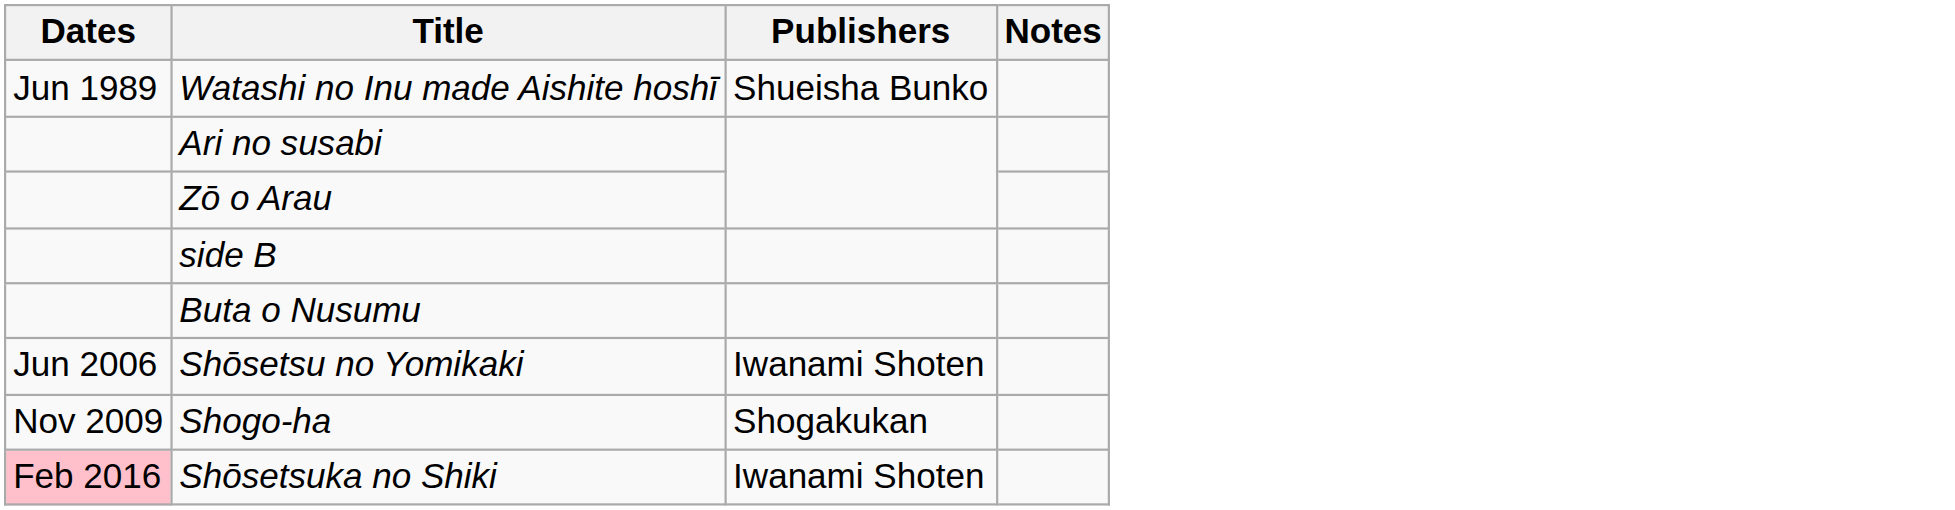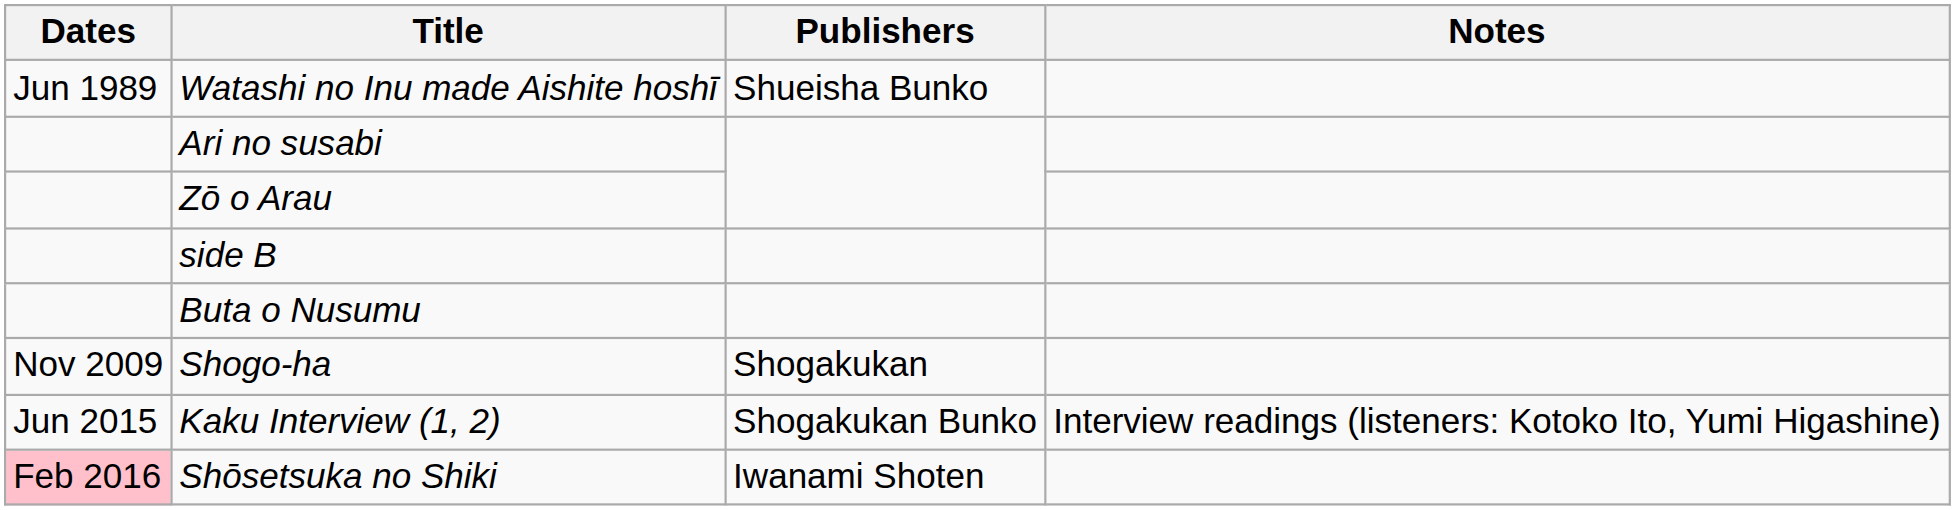- row: (351, 365)
+ row: (340, 421)
